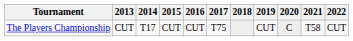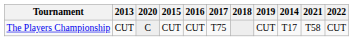columns swapped: (148, 12) <-> (289, 12)
